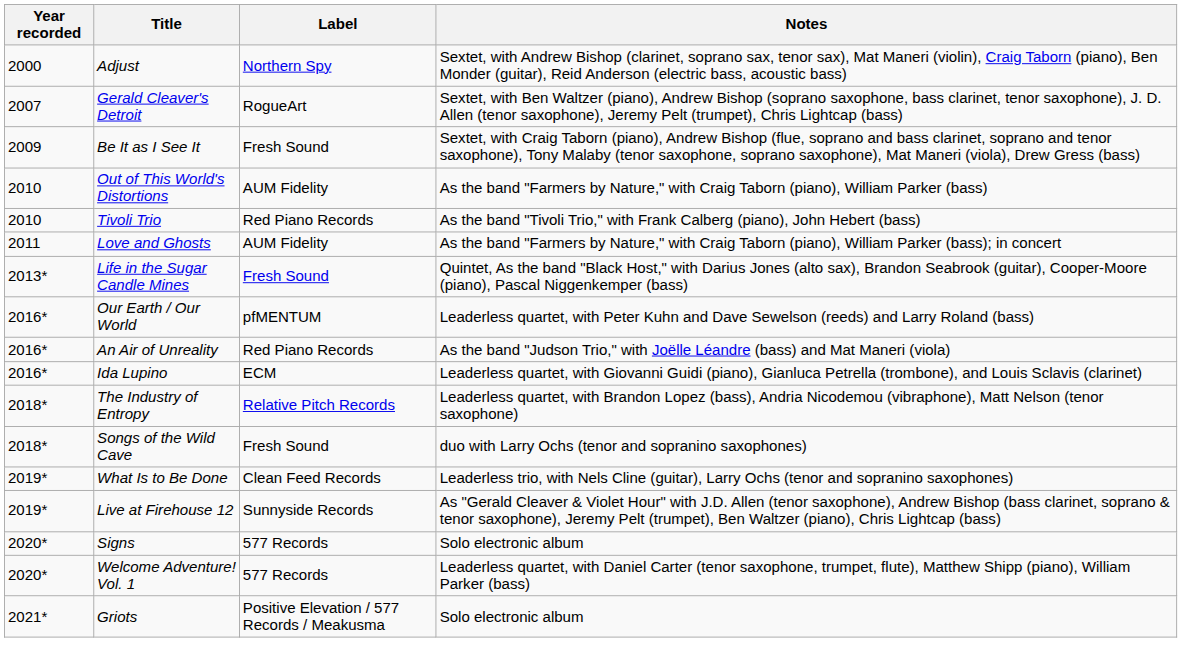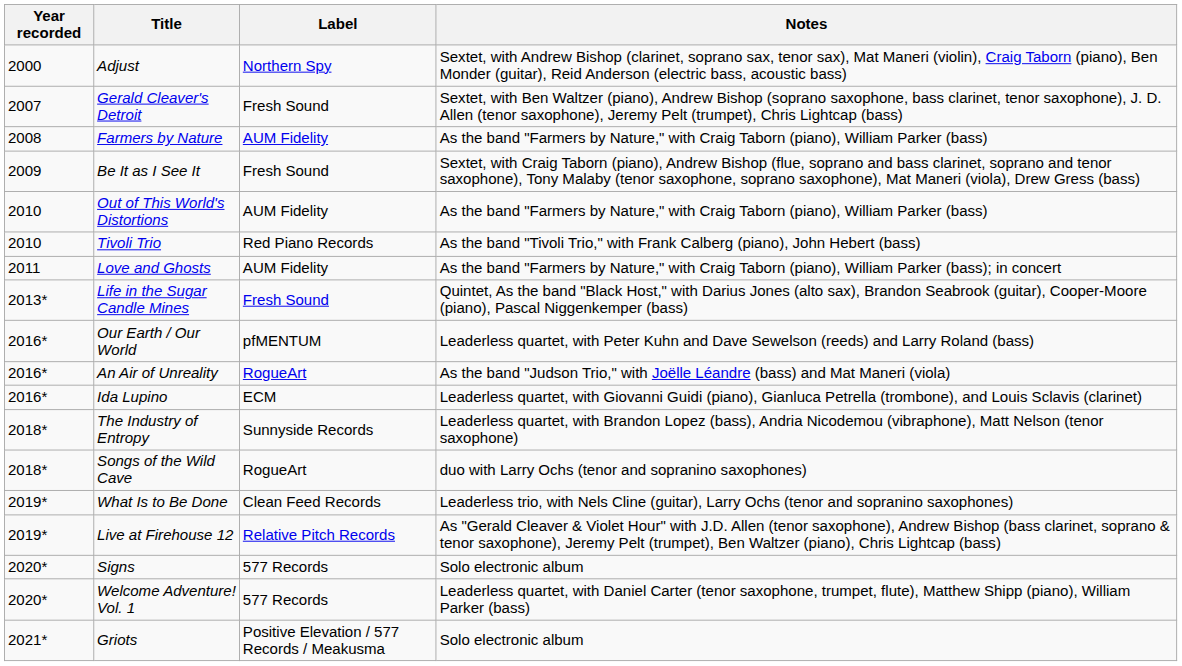(275, 106) RogueArt -> (286, 106) Fresh Sound
+ row: (160, 138)
(308, 349) Red Piano Records -> (275, 373) RogueArt
(319, 405) Relative Pitch Records -> (308, 429) Sunnyside Records
(286, 446) Fresh Sound -> (275, 470) RogueArt
(308, 511) Sunnyside Records -> (319, 534) Relative Pitch Records
